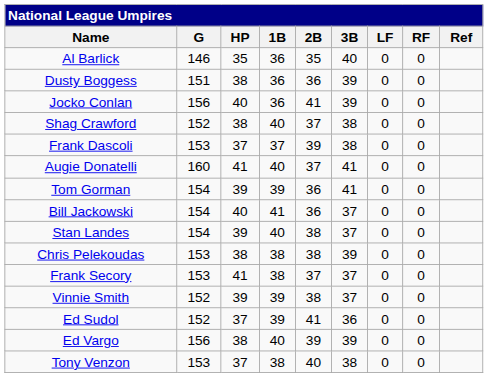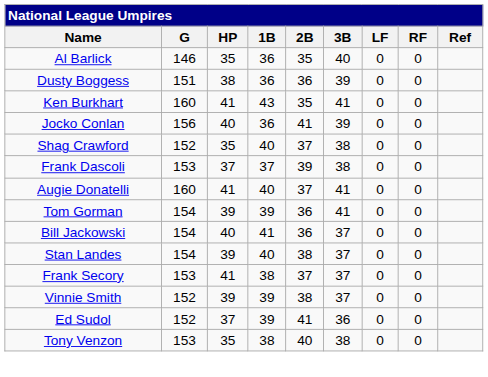+ row: (83, 102)
(240, 124) 38 -> (228, 145) 35
- row: (91, 253)
- row: (91, 340)
(240, 362) 37 -> (228, 340) 35
